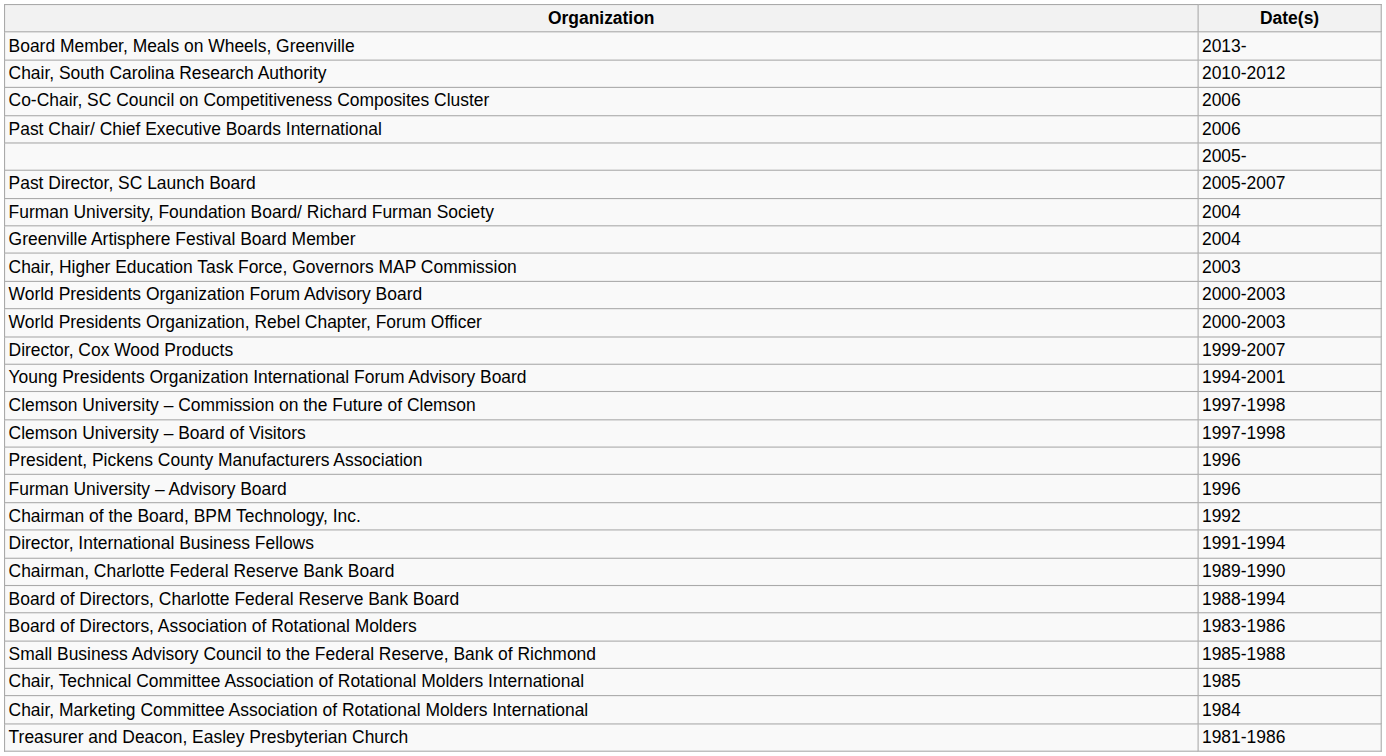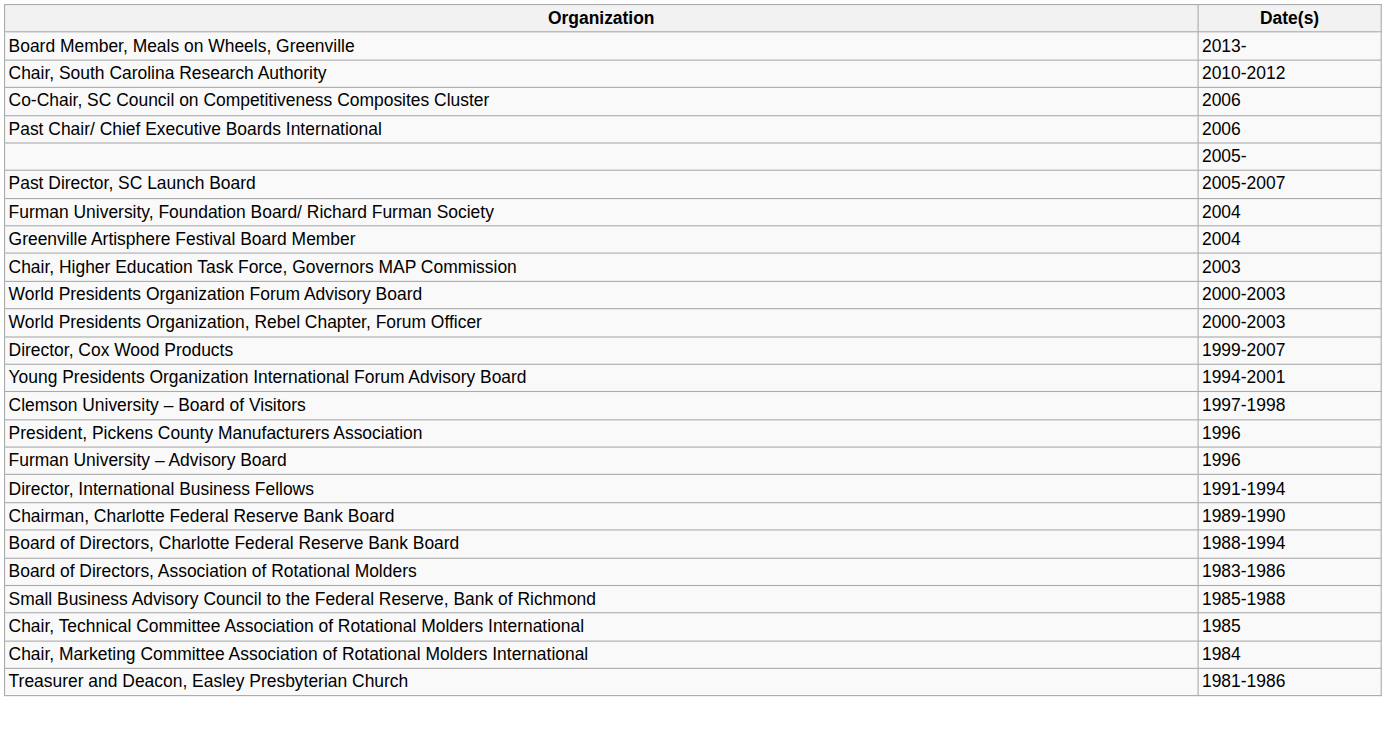- row: (242, 405)
- row: (185, 516)
